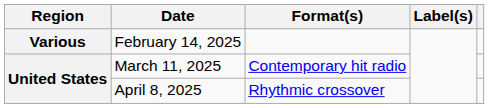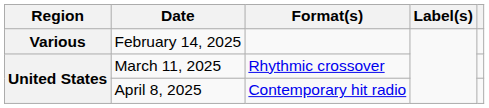(327, 66) Contemporary hit radio -> (317, 66) Rhythmic crossover
(317, 90) Rhythmic crossover -> (327, 90) Contemporary hit radio
